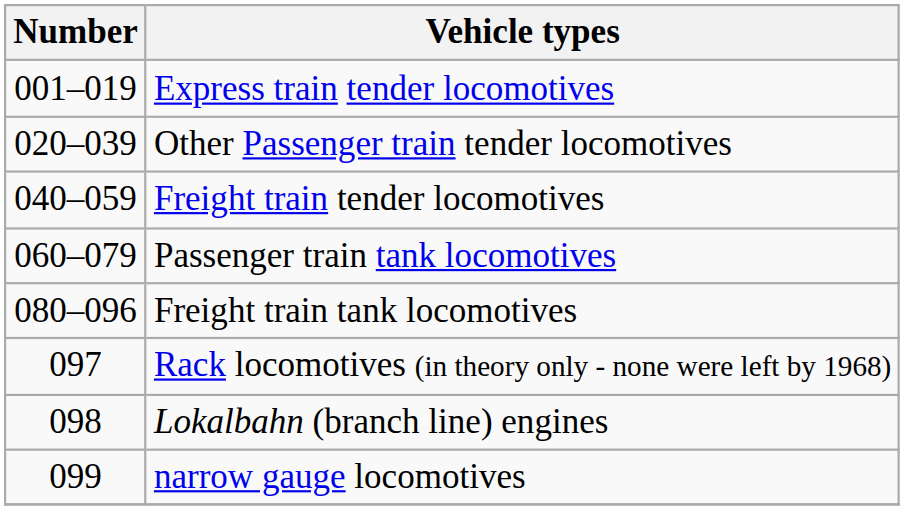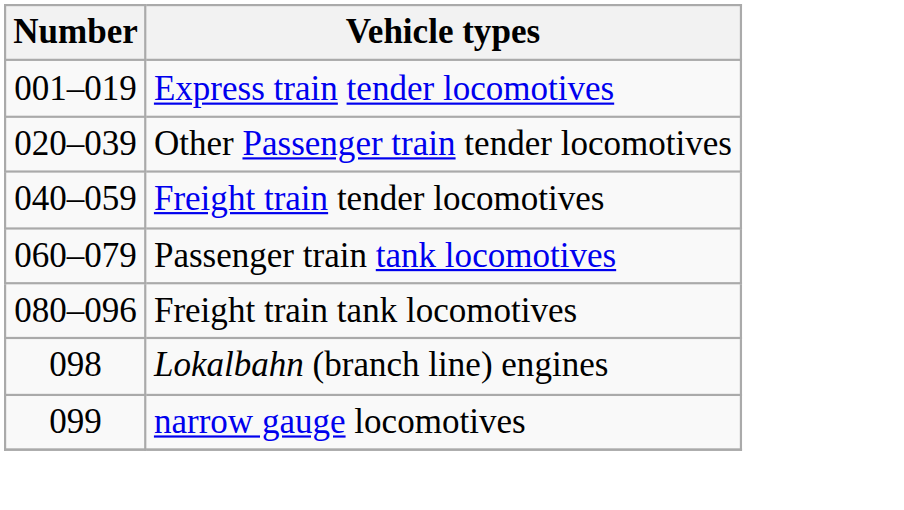- row: (523, 365)
